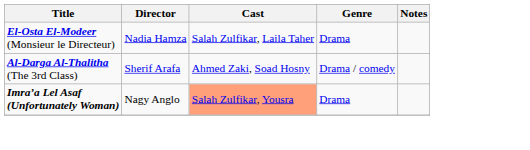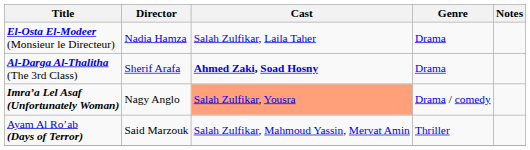(251, 68) normal -> (256, 68) bold
(357, 68) Drama / comedy -> (430, 68) Drama
(335, 99) Drama -> (453, 99) Drama / comedy
+ row: (45, 130)
